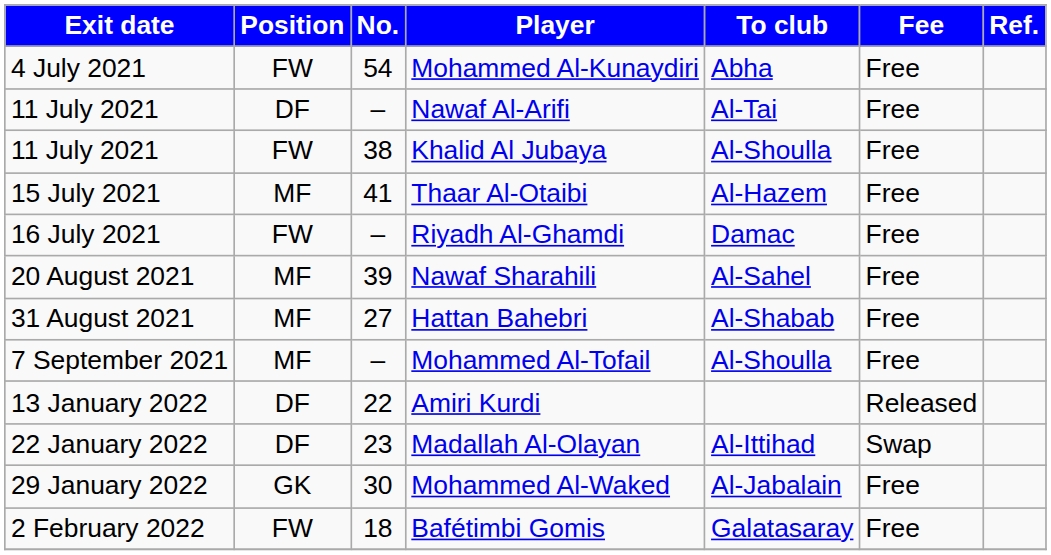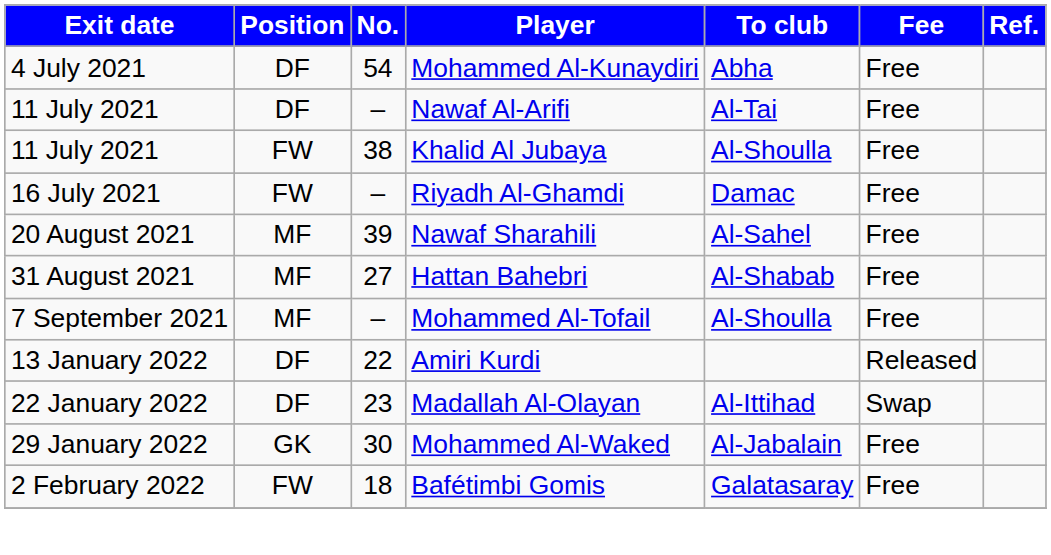(292, 67) FW -> (292, 67) DF
- row: (499, 192)
